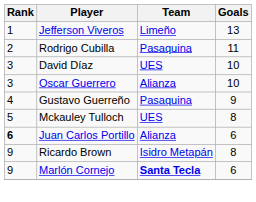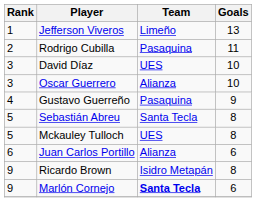+ row: (79, 118)
(10, 135) bold -> (10, 153) normal
